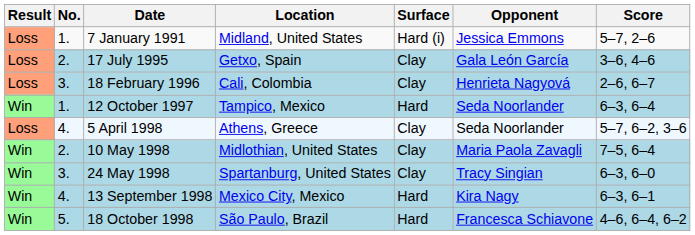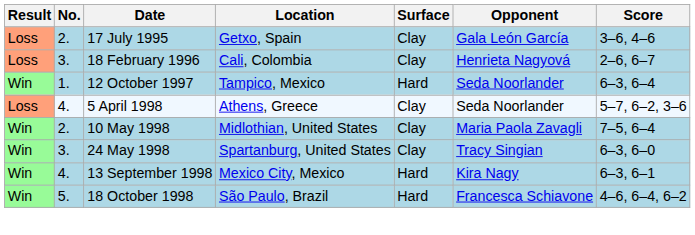- row: (136, 38)
